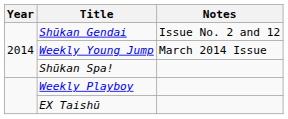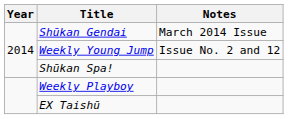(220, 32) Issue No. 2 and 12 -> (213, 32) March 2014 Issue
(213, 50) March 2014 Issue -> (220, 50) Issue No. 2 and 12
